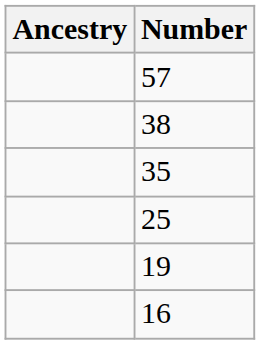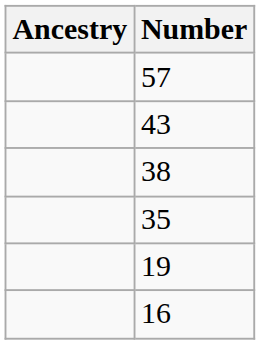+ row: (156, 124)
- row: (156, 218)
